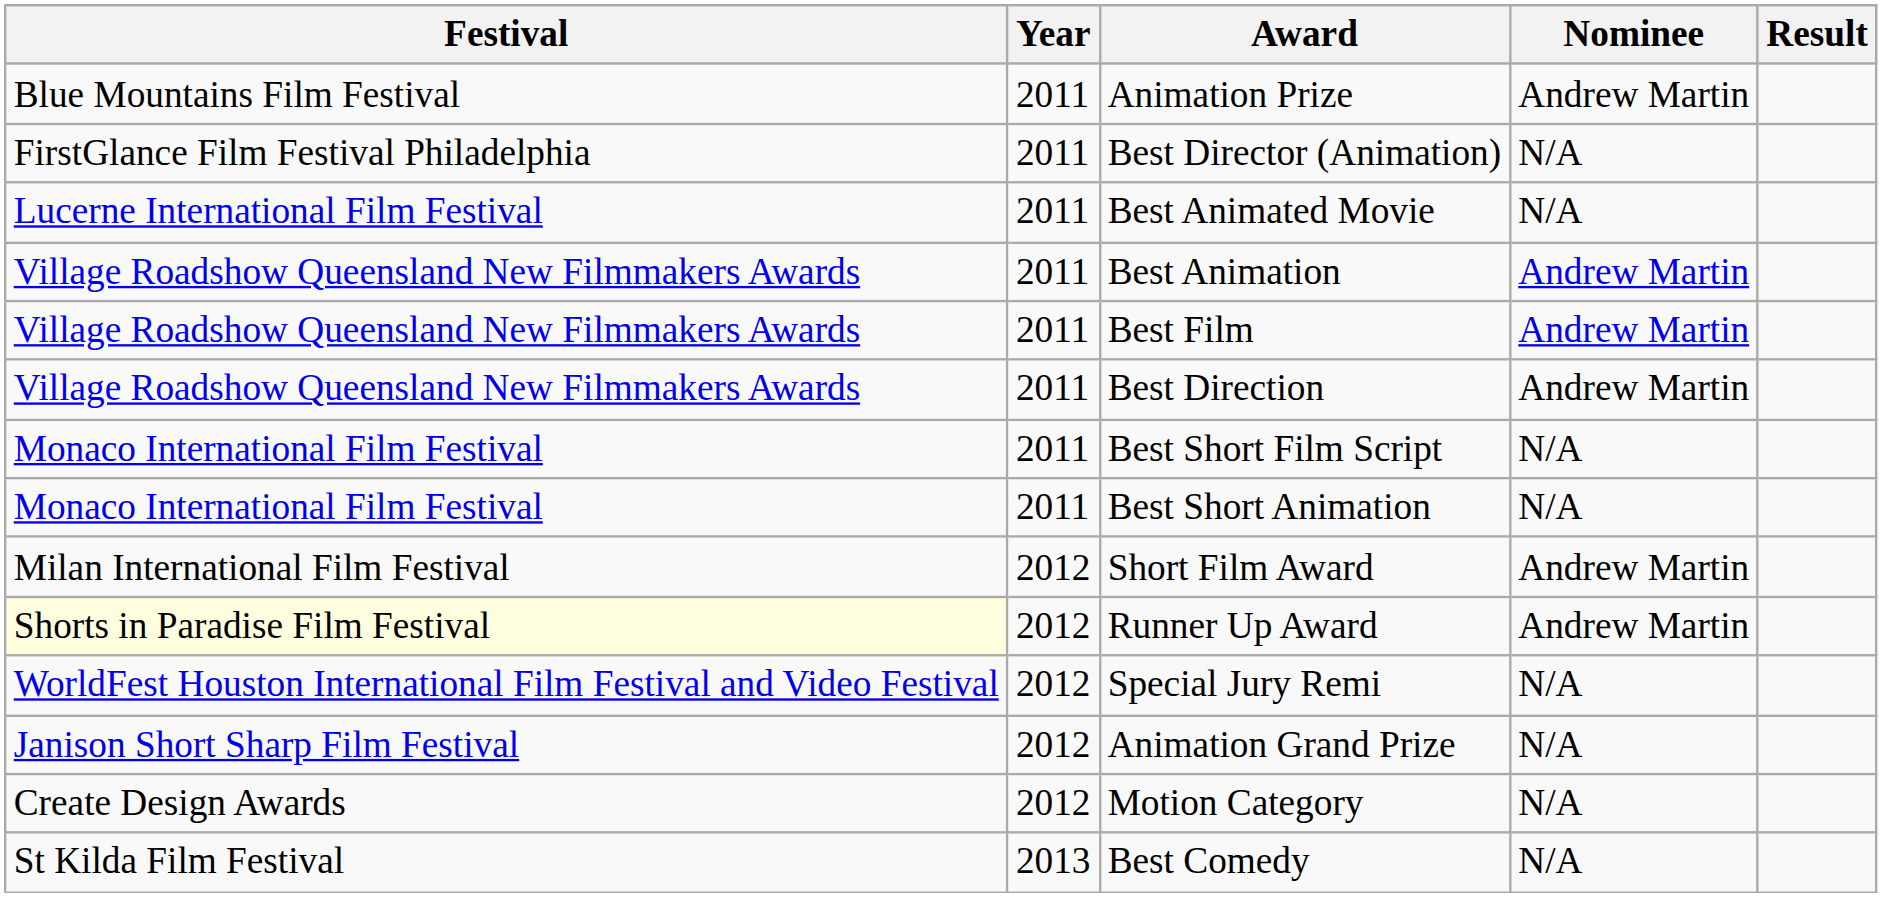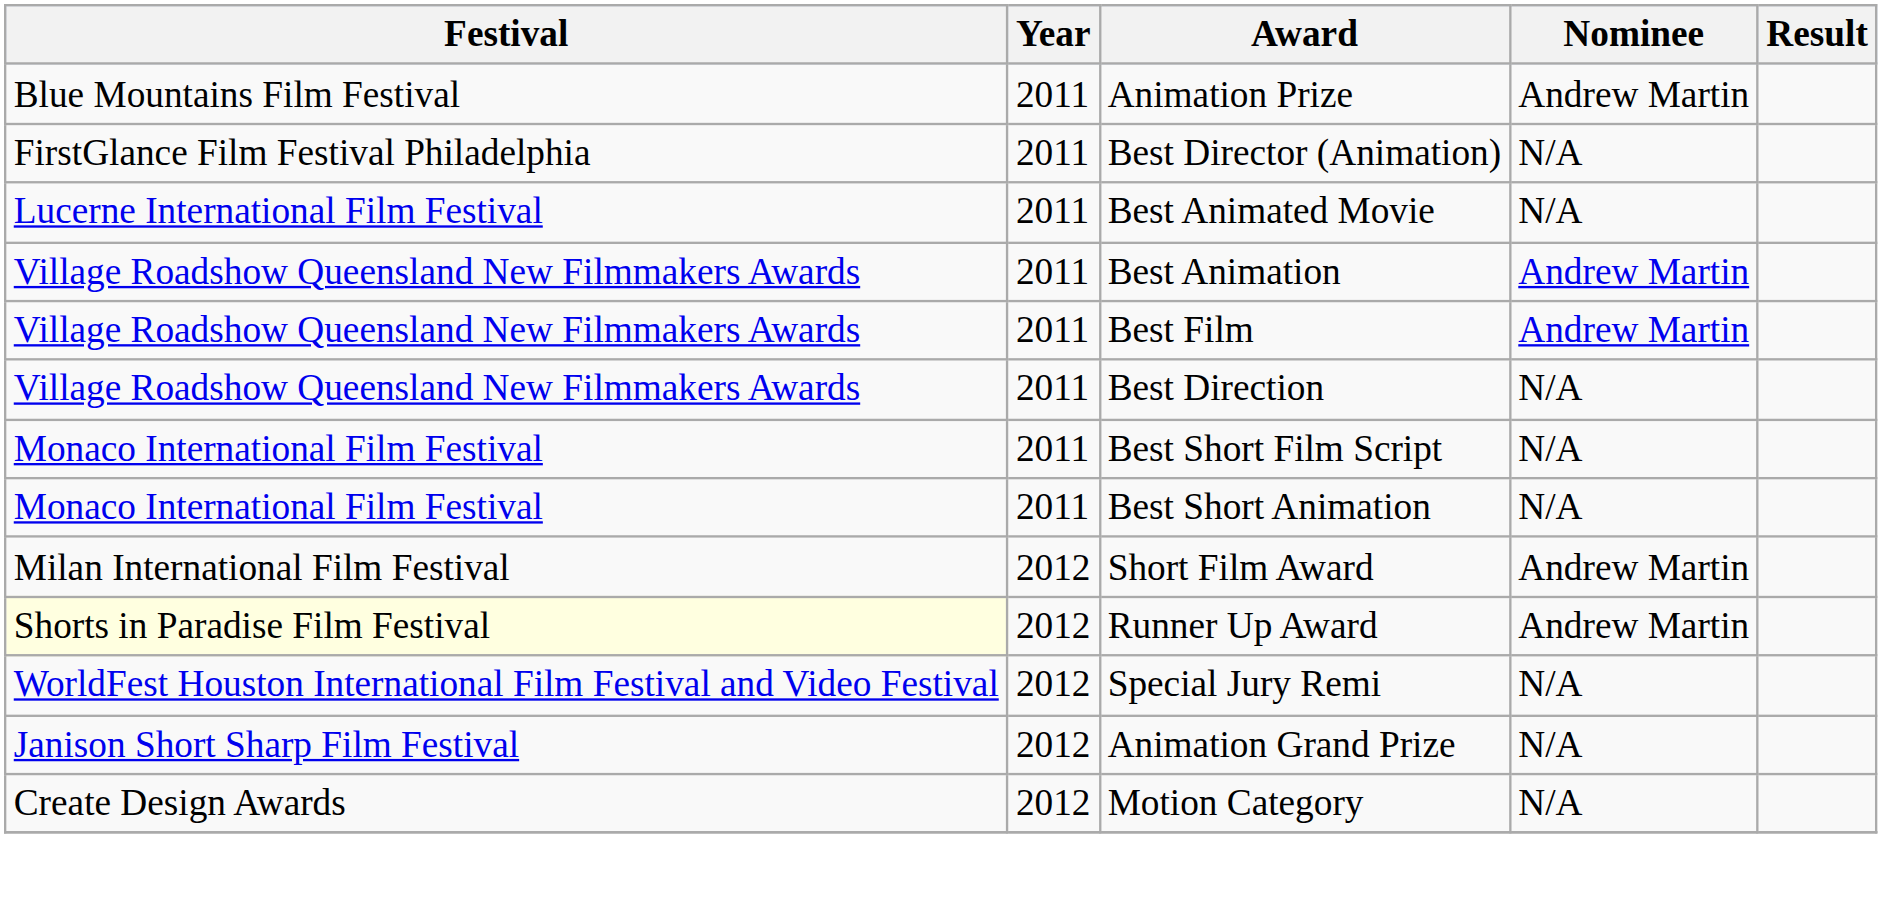(1634, 388) Andrew Martin -> (1550, 388) N/A
- row: (1209, 861)
